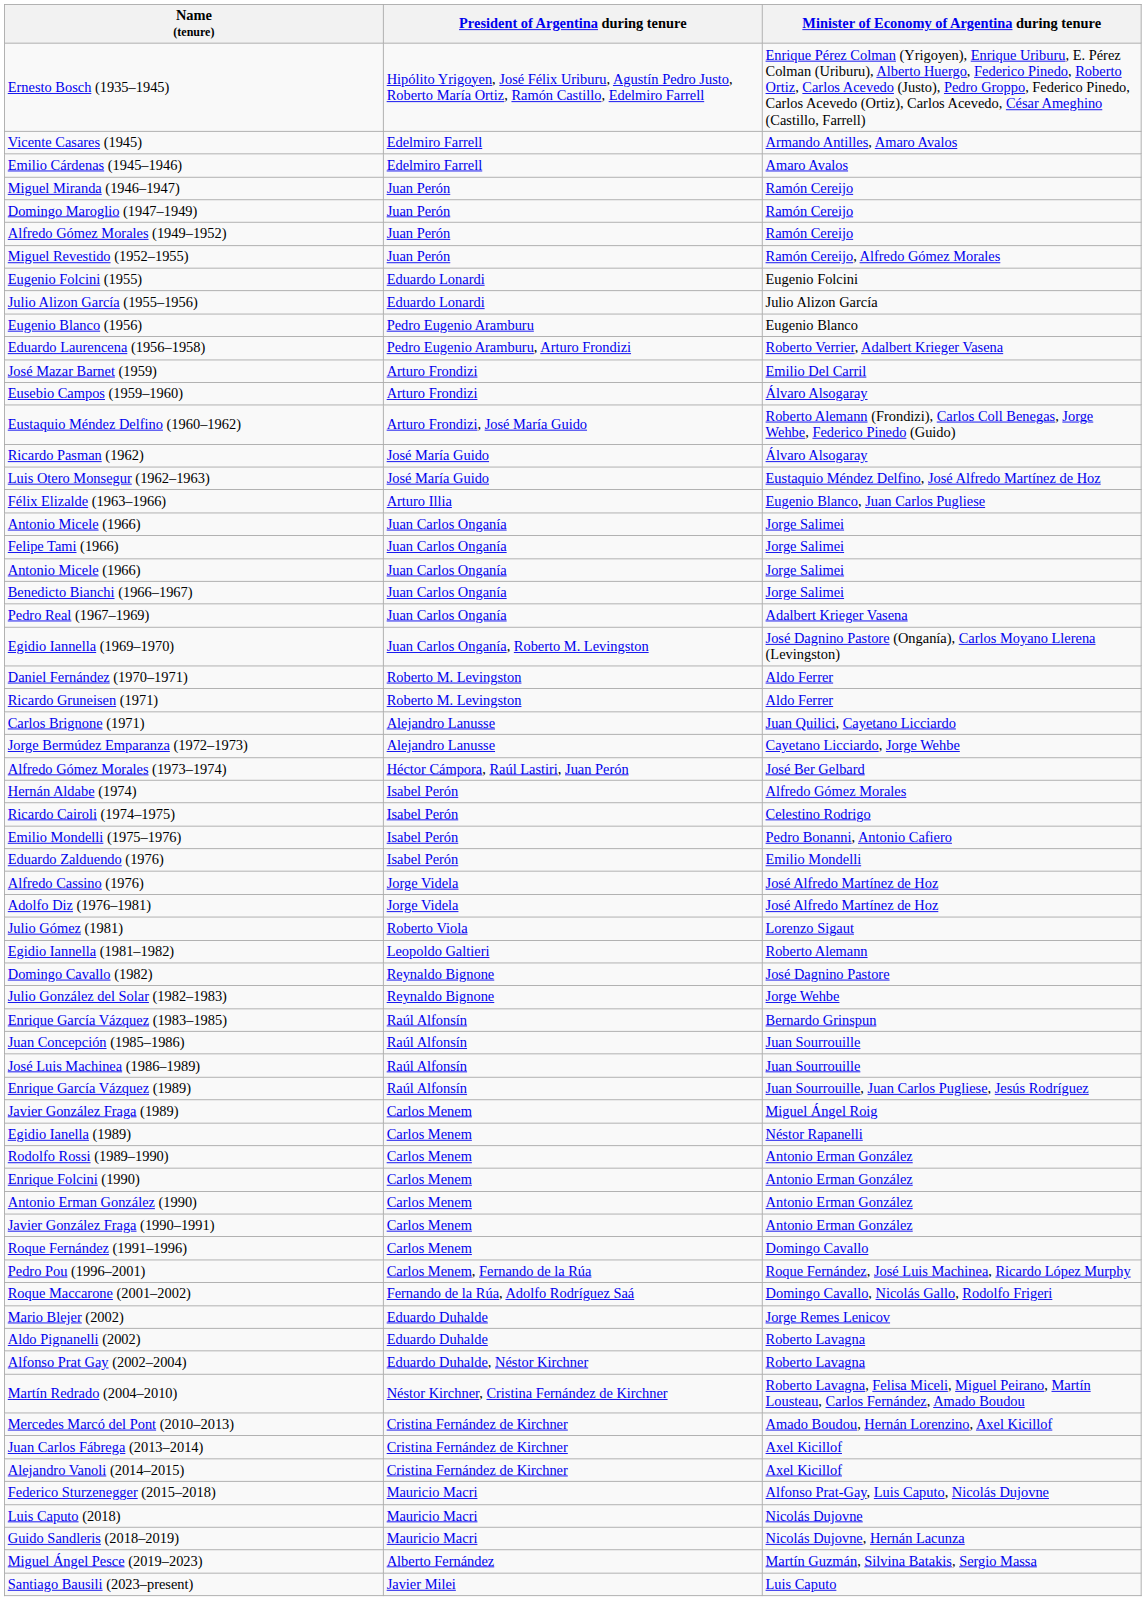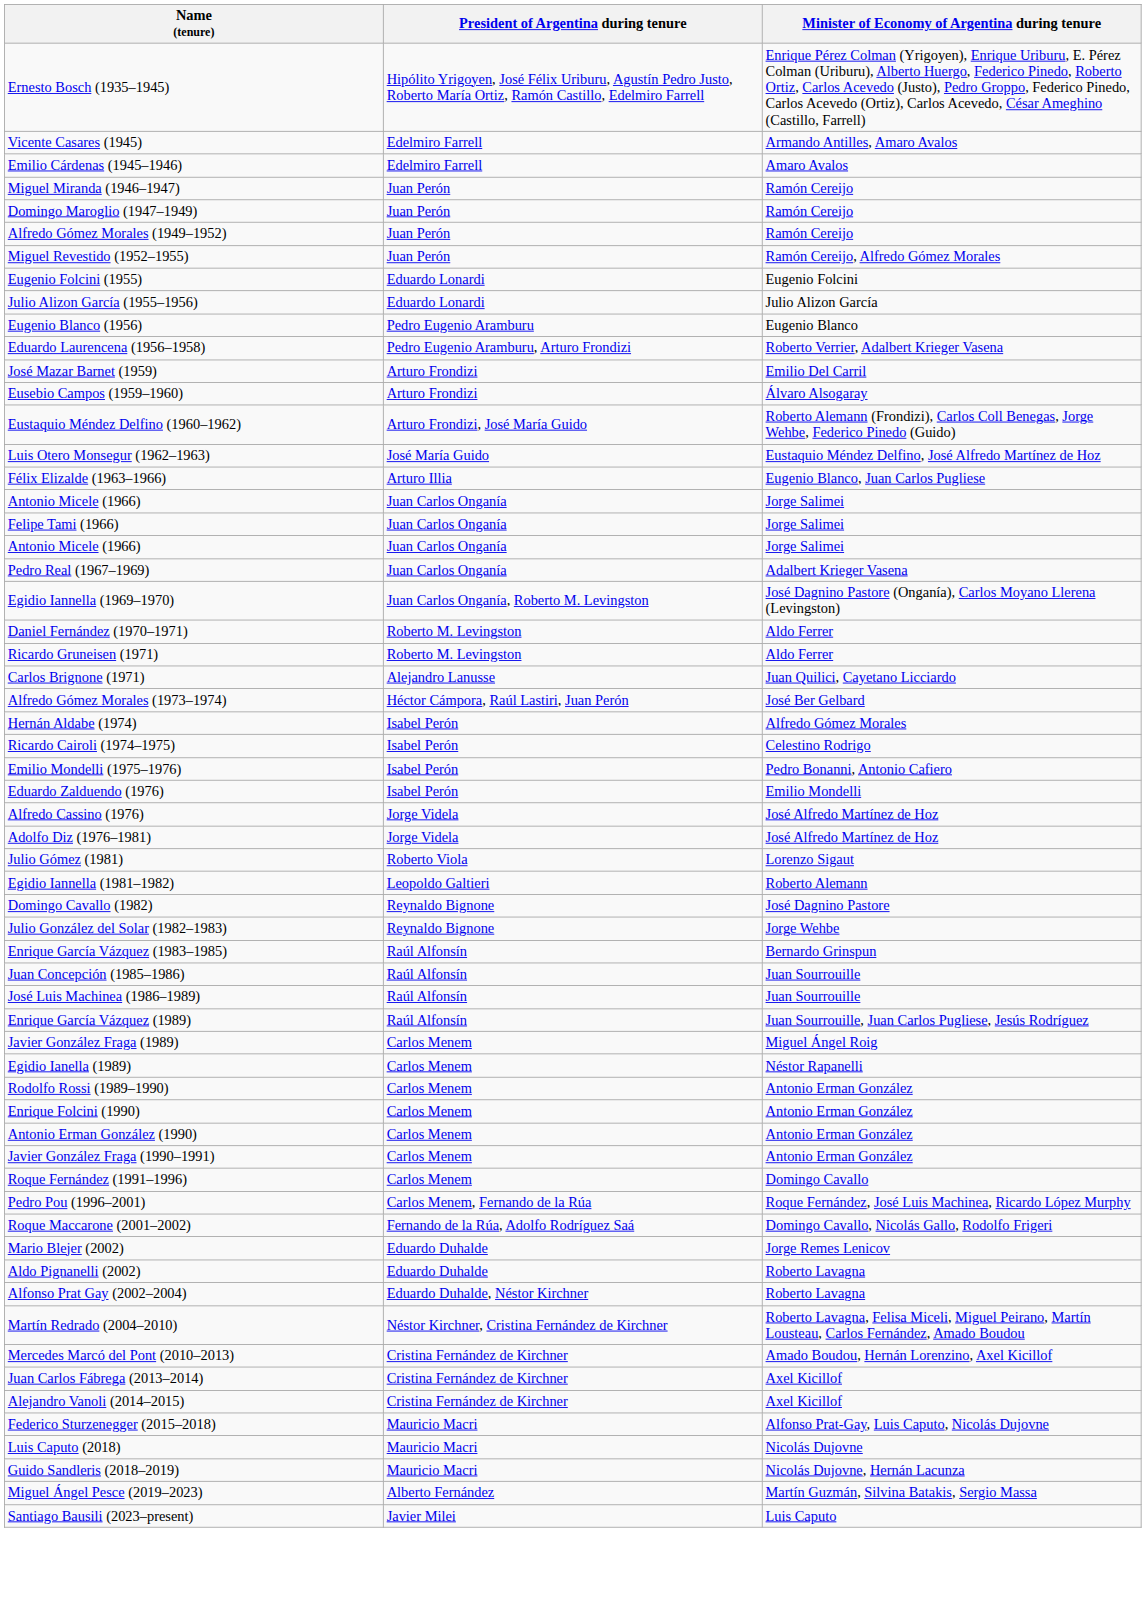- row: (76, 455)
- row: (100, 592)
- row: (128, 745)
